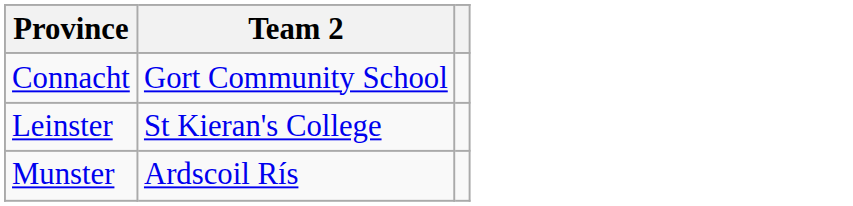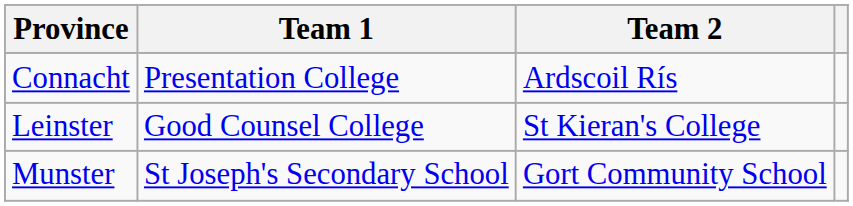+ column: (326, 28)
(296, 77) Gort Community School -> (600, 77) Ardscoil Rís
(221, 175) Ardscoil Rís -> (675, 175) Gort Community School
